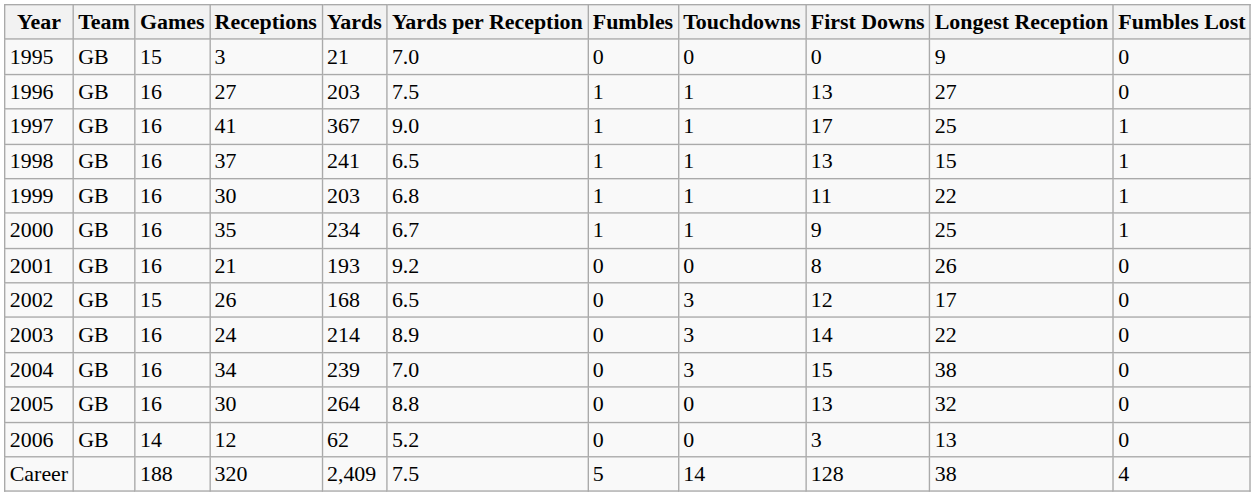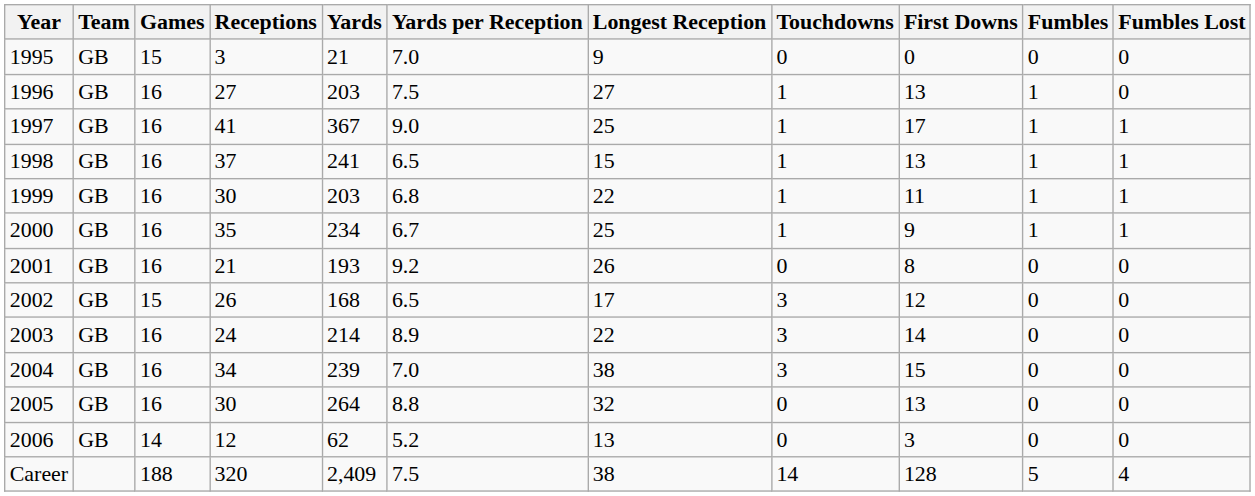columns swapped: (1021, 21) <-> (633, 21)
